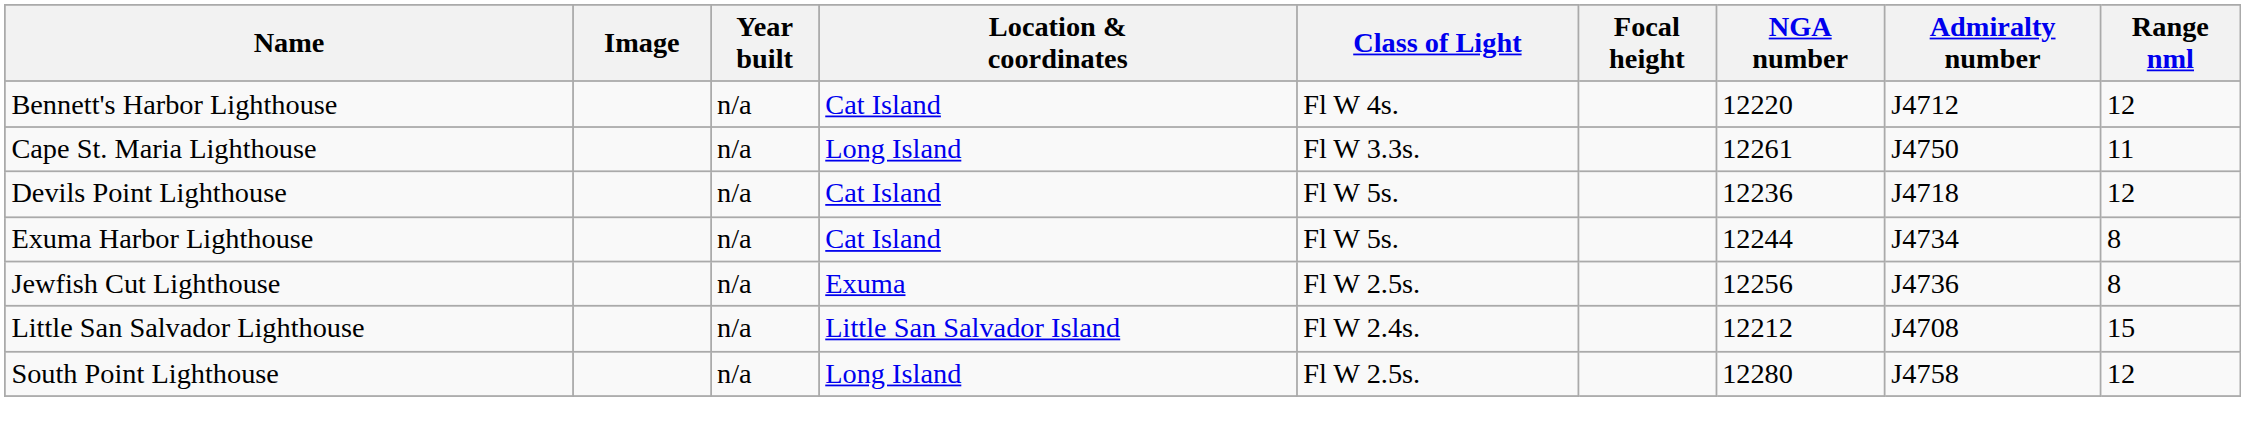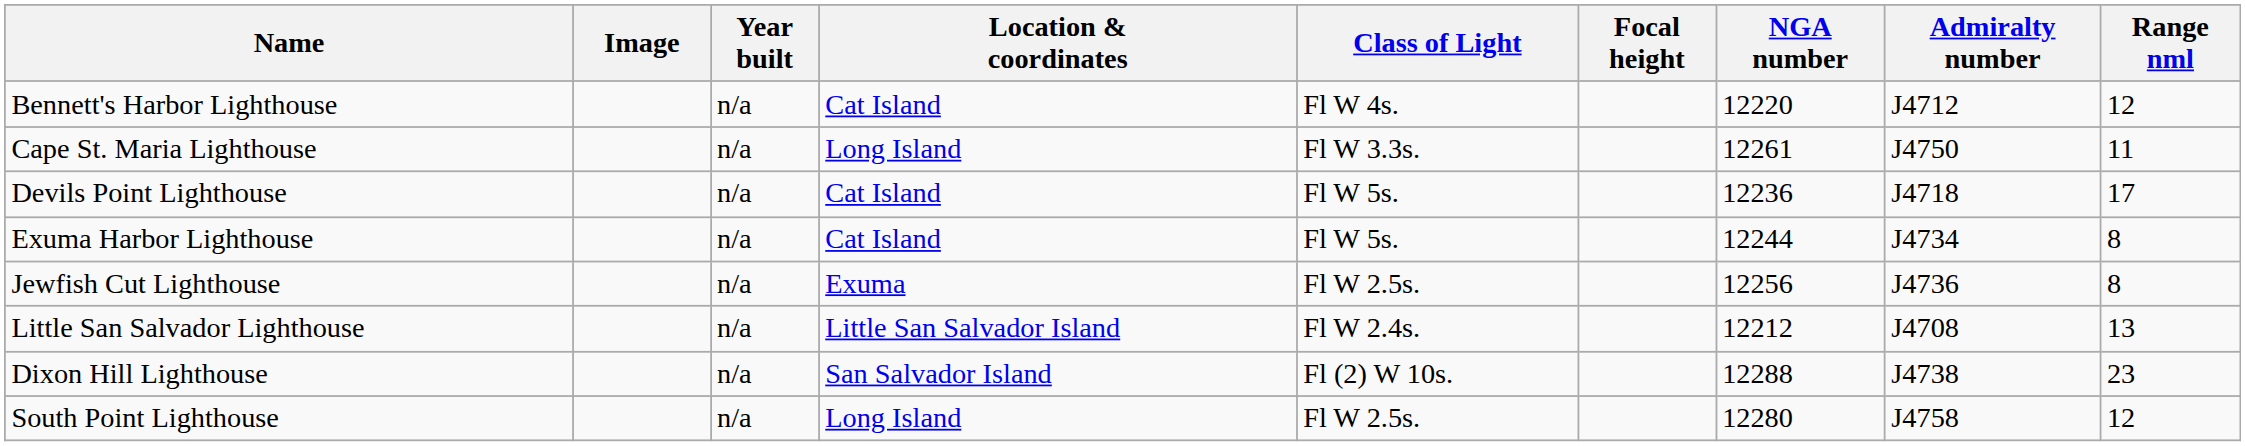(2121, 193) 12 -> (2121, 193) 17
(2121, 328) 15 -> (2121, 328) 13
+ row: (140, 373)
